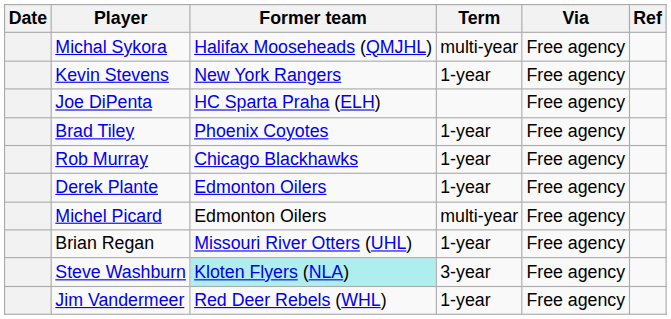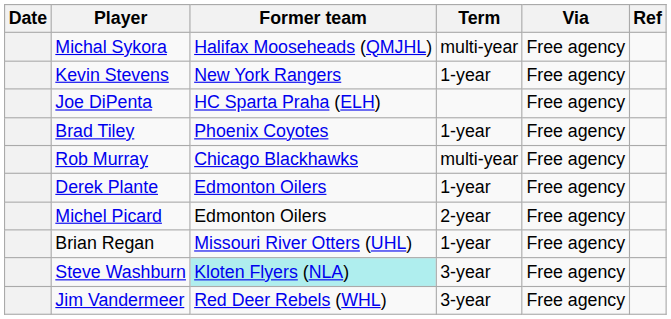(465, 159) 1-year -> (479, 159) multi-year
(479, 215) multi-year -> (465, 215) 2-year
(465, 300) 1-year -> (465, 300) 3-year
